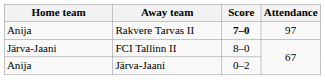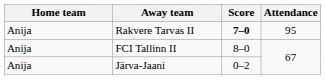(291, 30) 97 -> (291, 30) 95
(32, 48) Järva-Jaani -> (19, 48) Anija
